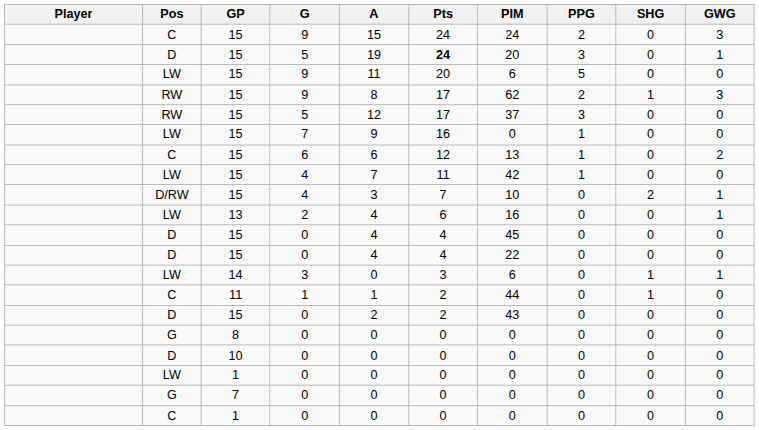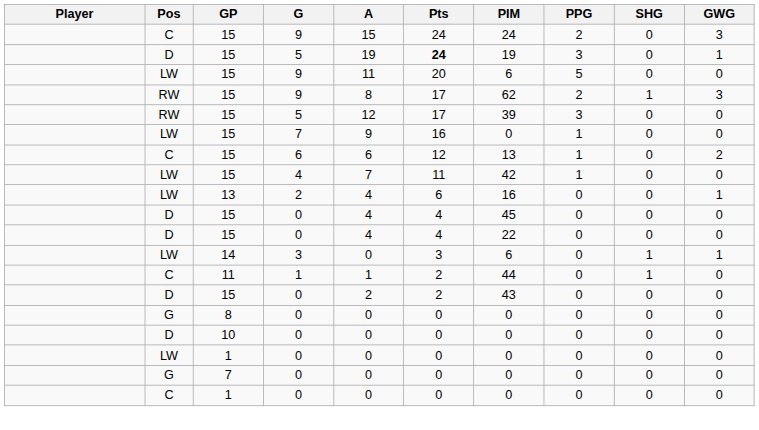(512, 54) 20 -> (509, 54) 19
(512, 114) 37 -> (509, 114) 39
- row: (172, 194)
